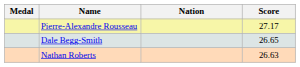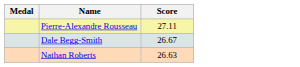- column: (191, 12)
(269, 26) 27.17 -> (167, 26) 27.11
(269, 41) 26.65 -> (167, 41) 26.67
